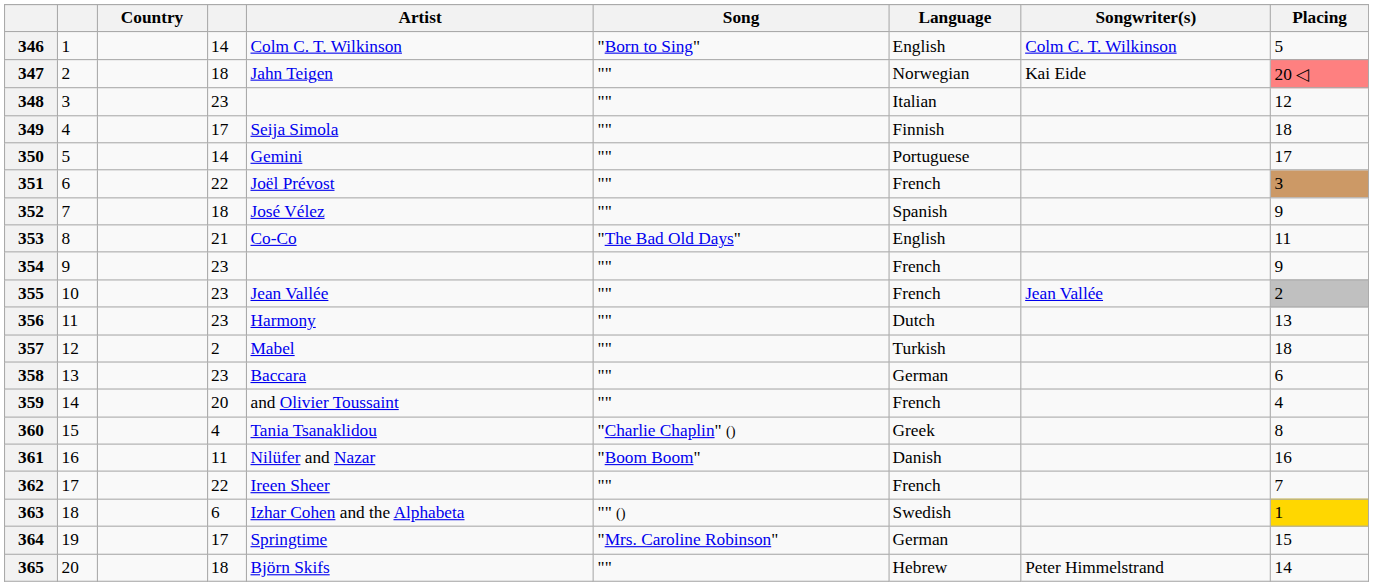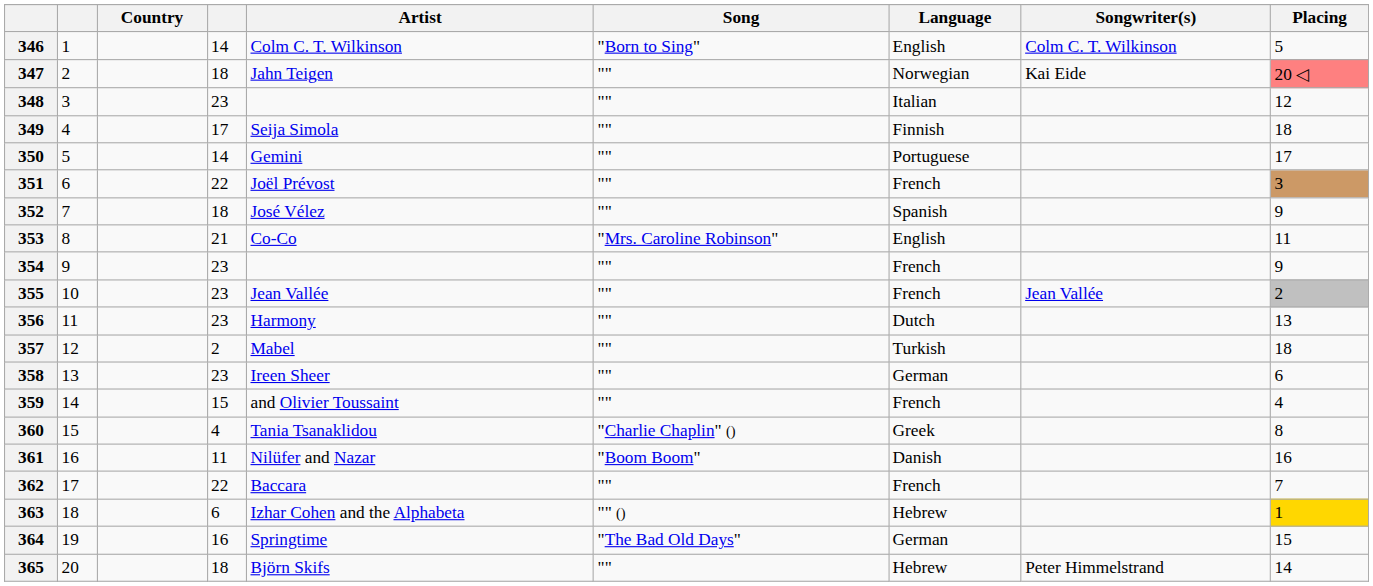(669, 238) "The Bad Old Days" -> (688, 238) "Mrs. Caroline Robinson"
(278, 375) Baccara -> (290, 375) Ireen Sheer
(220, 402) 20 -> (220, 402) 15
(290, 485) Ireen Sheer -> (278, 485) Baccara
(922, 512) Swedish -> (920, 512) Hebrew
(220, 539) 17 -> (220, 539) 16
(688, 539) "Mrs. Caroline Robinson" -> (669, 539) "The Bad Old Days"
